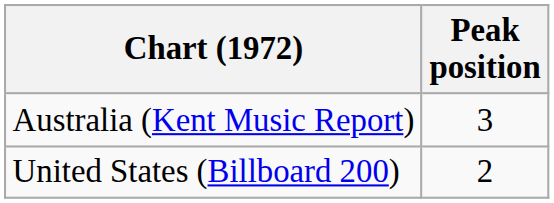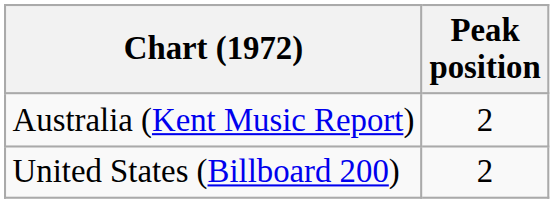(485, 119) 3 -> (485, 119) 2
